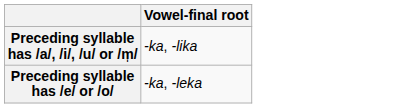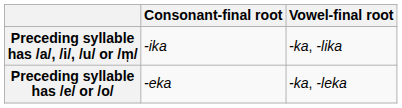+ column: (213, 15)
